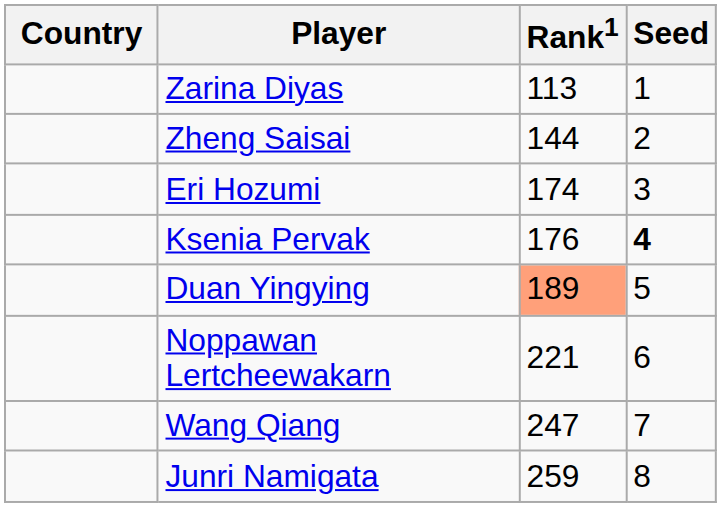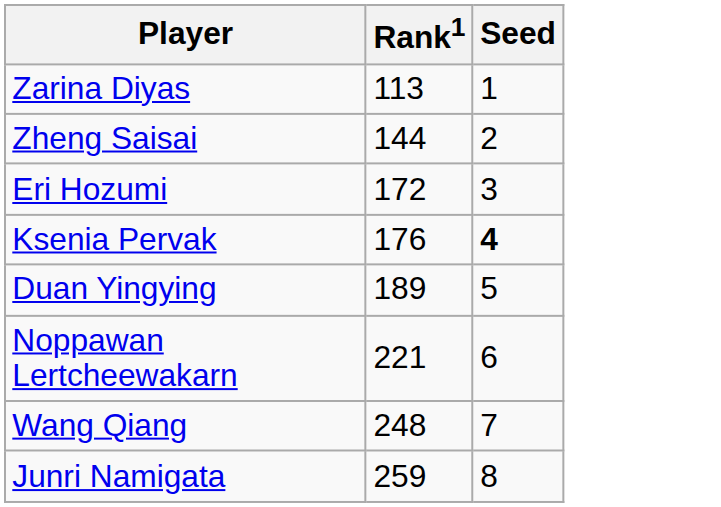- column: (82, 33)
(553, 188) 174 -> (400, 188) 172
(553, 289) lightsalmon background -> (400, 289) no background
(553, 425) 247 -> (400, 425) 248
